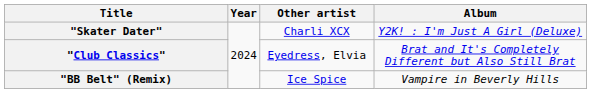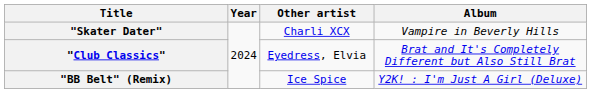(480, 31) Y2K! : I'm Just A Girl (Deluxe) -> (480, 31) Vampire in Beverly Hills
(480, 79) Vampire in Beverly Hills -> (480, 79) Y2K! : I'm Just A Girl (Deluxe)
